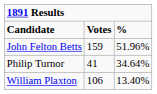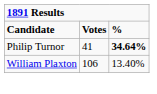- row: (44, 47)
(133, 64) normal -> (129, 47) bold
